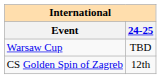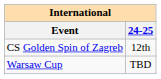rows swapped: (65, 64) <-> (35, 47)
